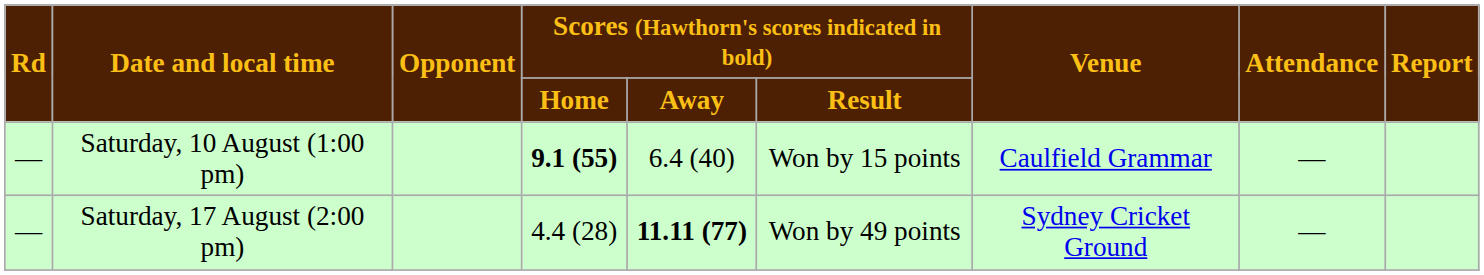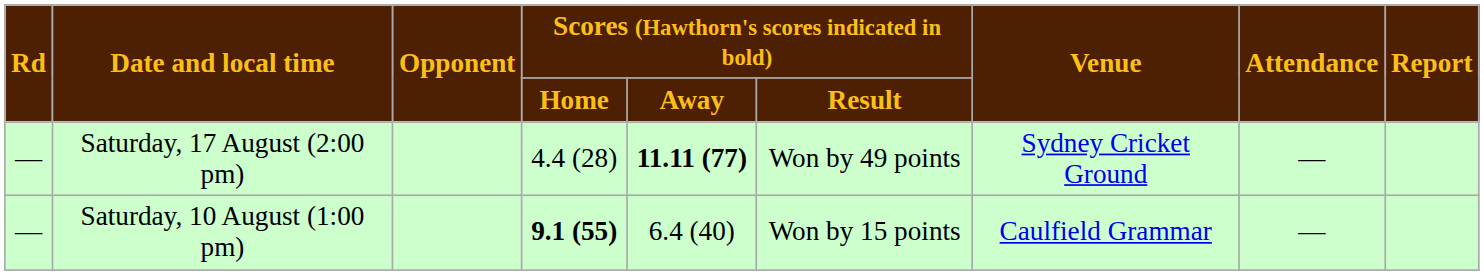rows swapped: (222, 158) <-> (222, 231)
